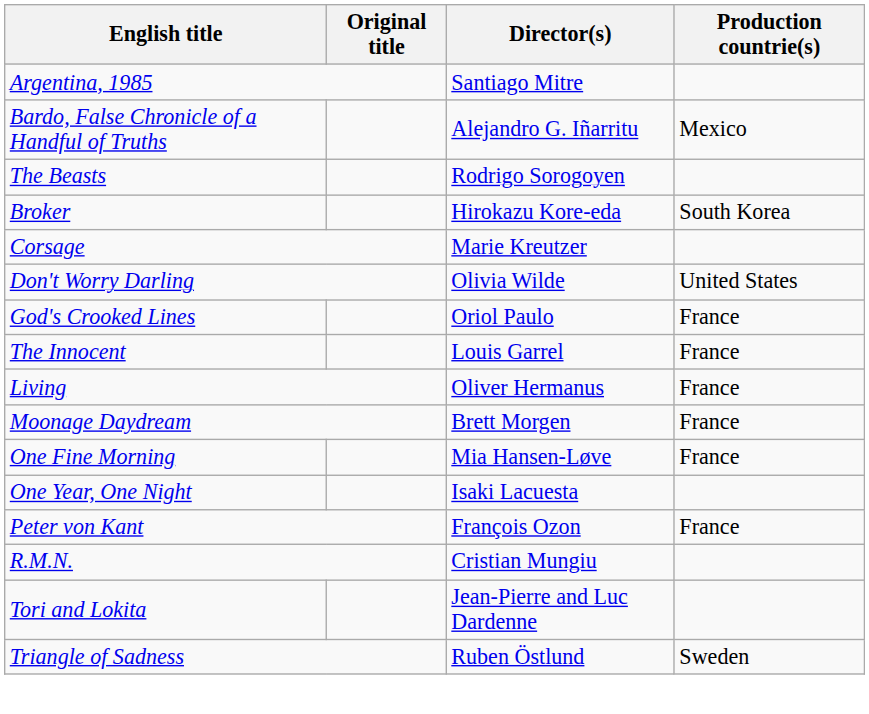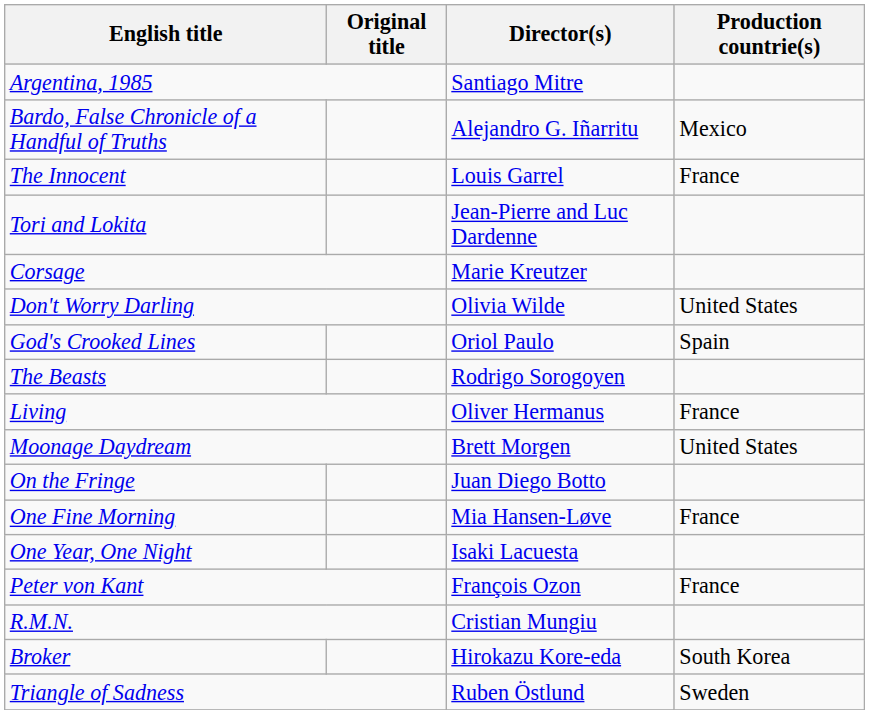rows swapped: (58, 176) <-> (68, 351)
rows swapped: (40, 211) <-> (78, 609)
(709, 316) France -> (705, 341) Spain
(709, 421) France -> (739, 446) United States
+ row: (72, 481)
